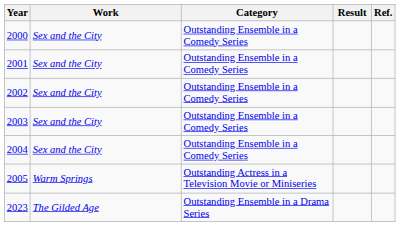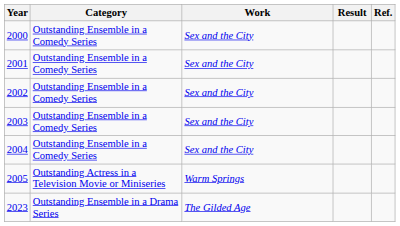columns swapped: (257, 12) <-> (106, 12)
